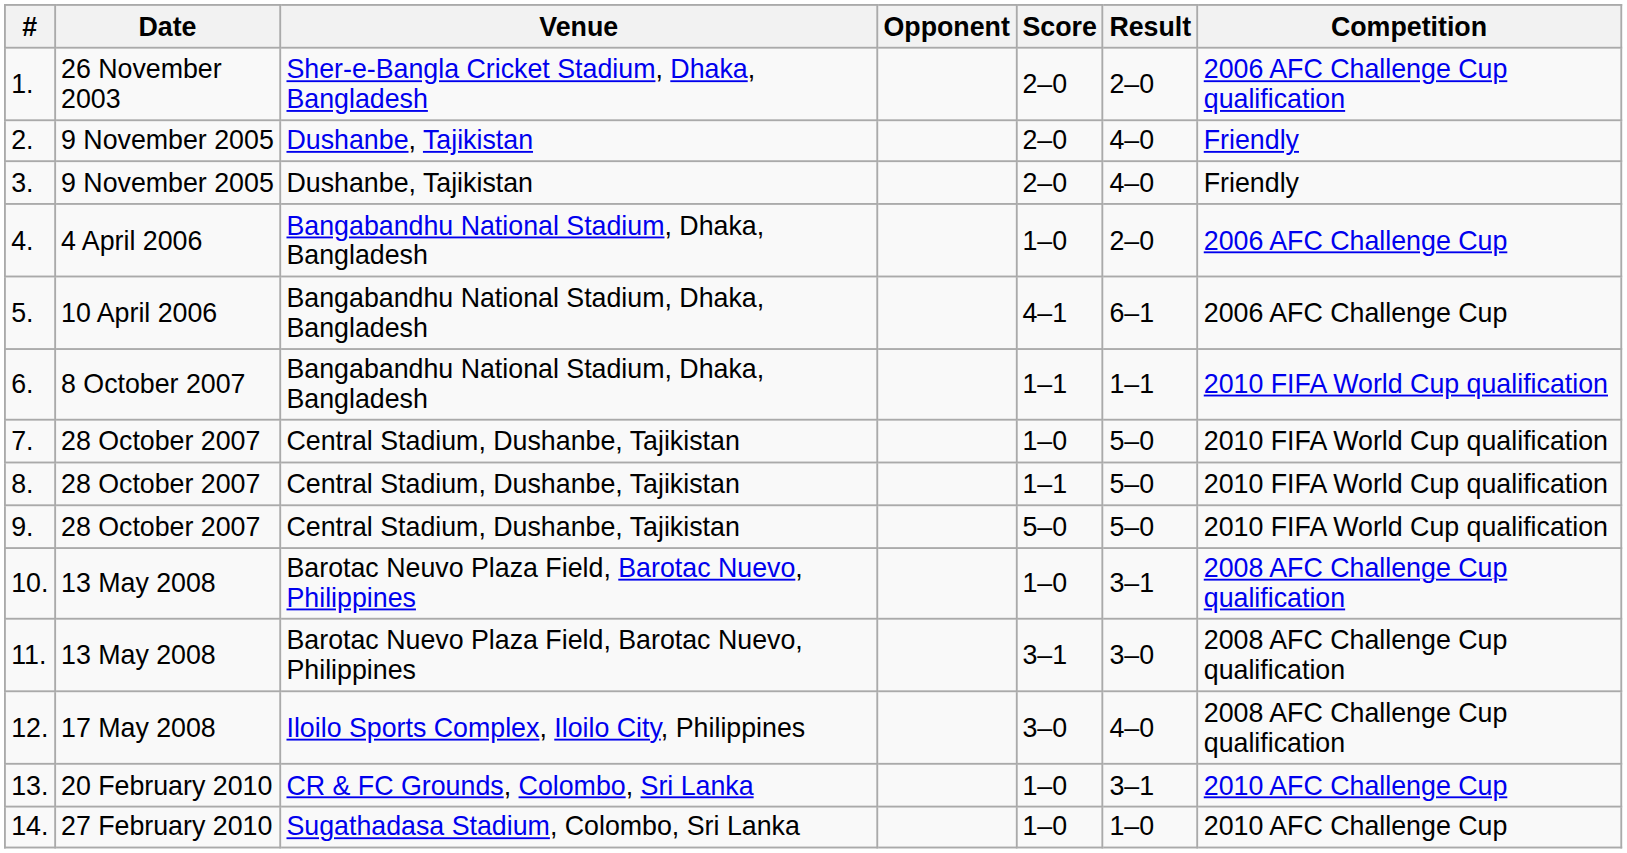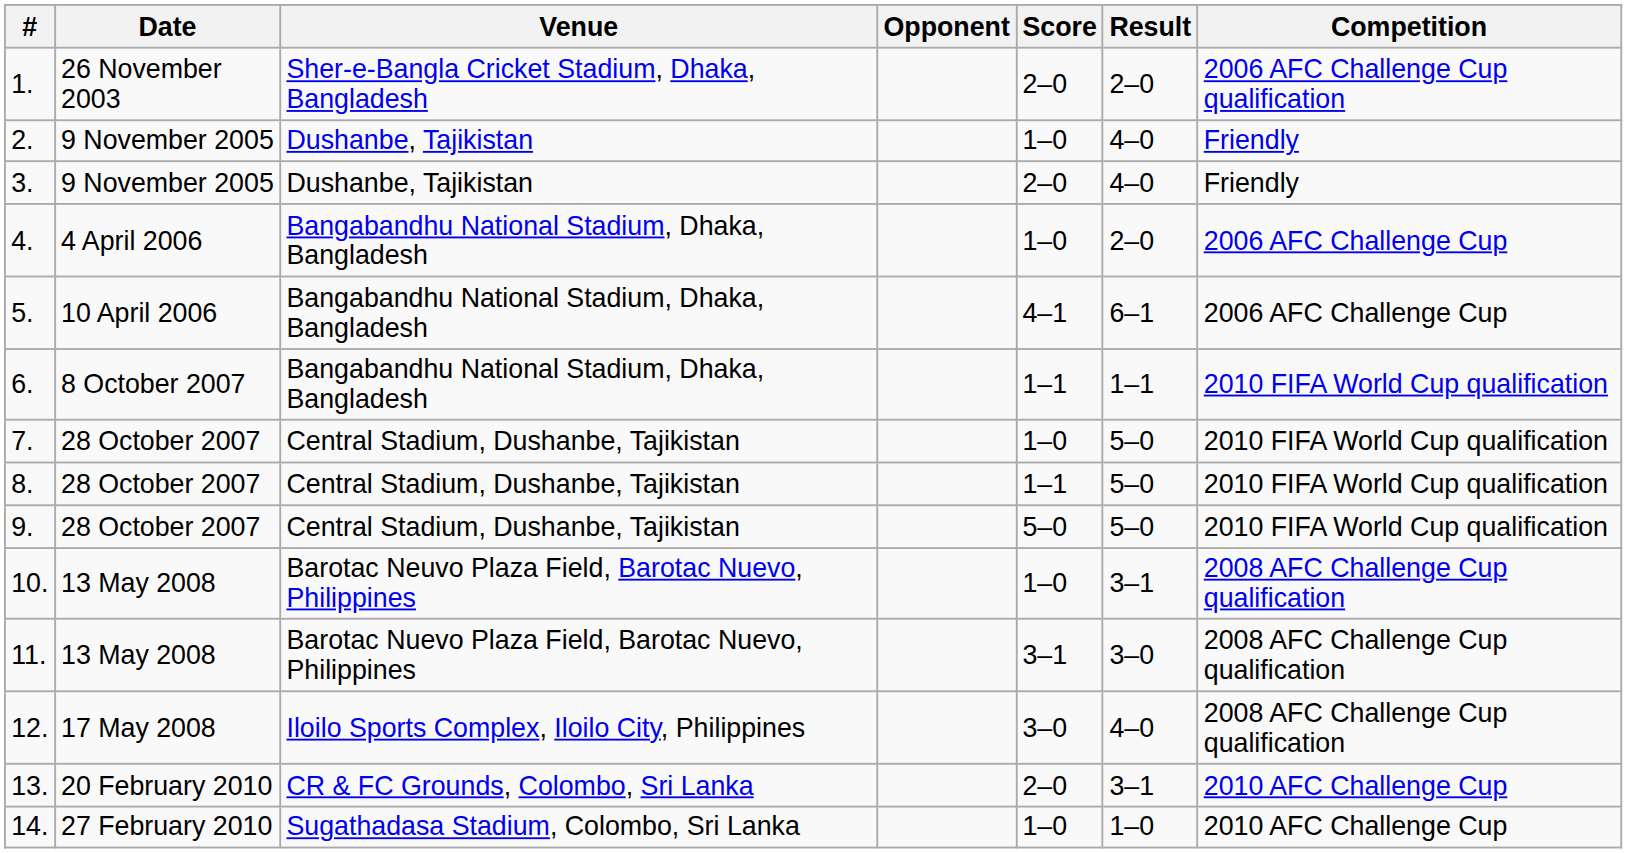(1045, 141) 2–0 -> (1045, 141) 1–0
(1045, 785) 1–0 -> (1045, 785) 2–0
